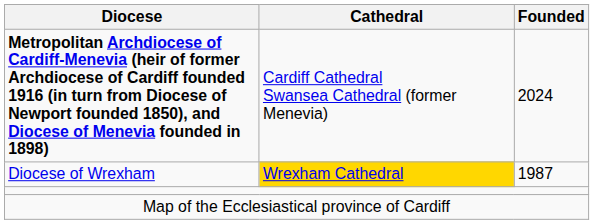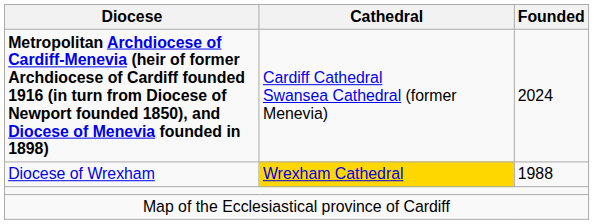(535, 174) 1987 -> (535, 174) 1988
